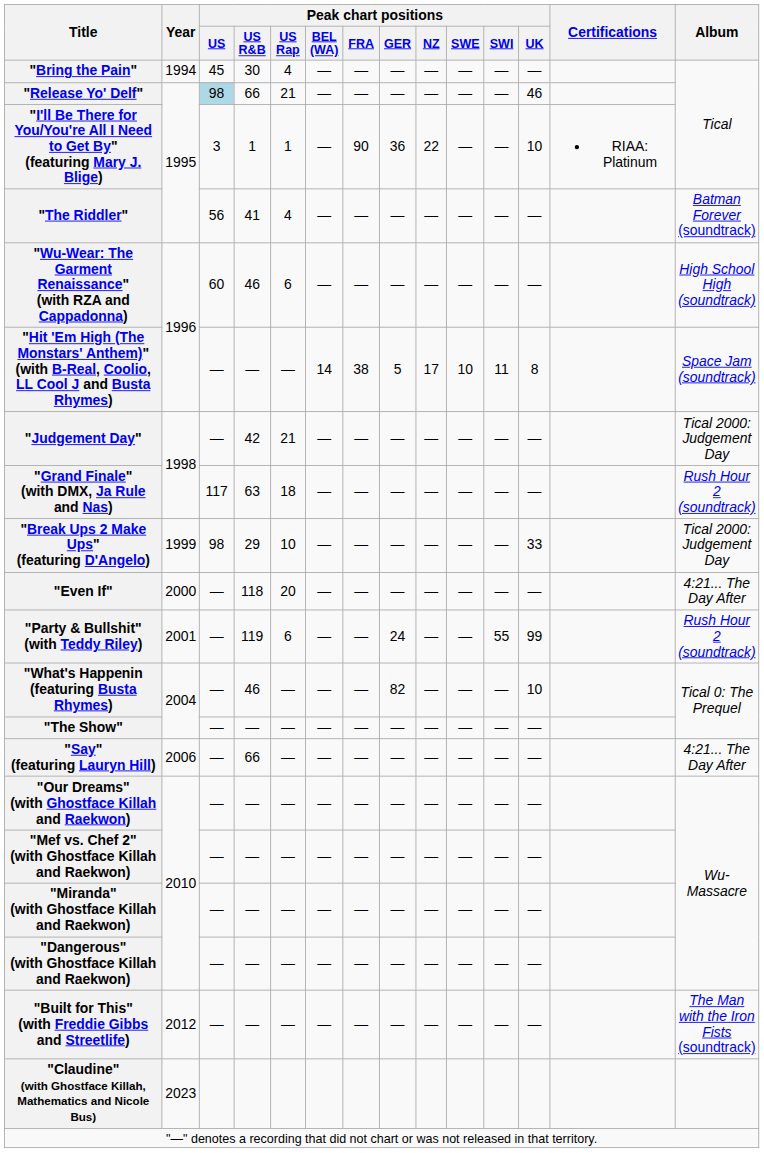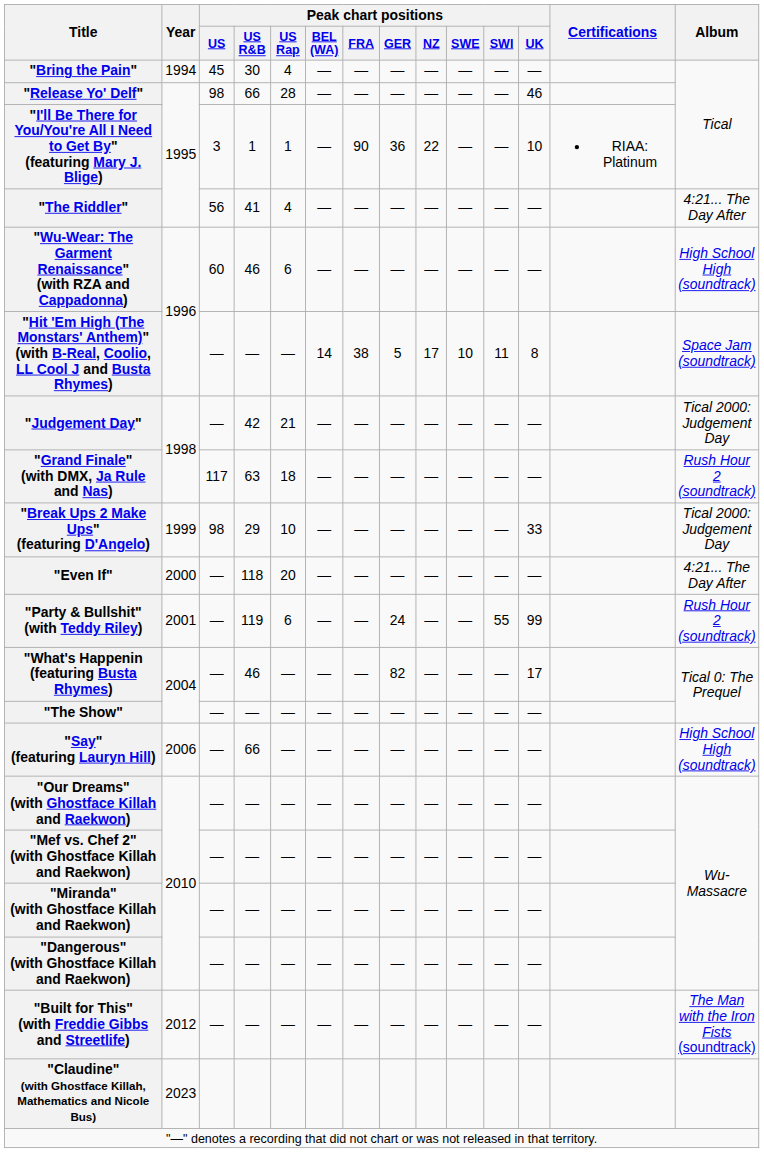(217, 93) lightblue background -> (217, 93) no background
(288, 93) 21 -> (288, 93) 28
(717, 215) Batman Forever (soundtrack) -> (717, 208) 4:21... The Day After
(535, 690) 10 -> (535, 674) 17
(717, 757) 4:21... The Day After -> (717, 749) High School High (soundtrack)
